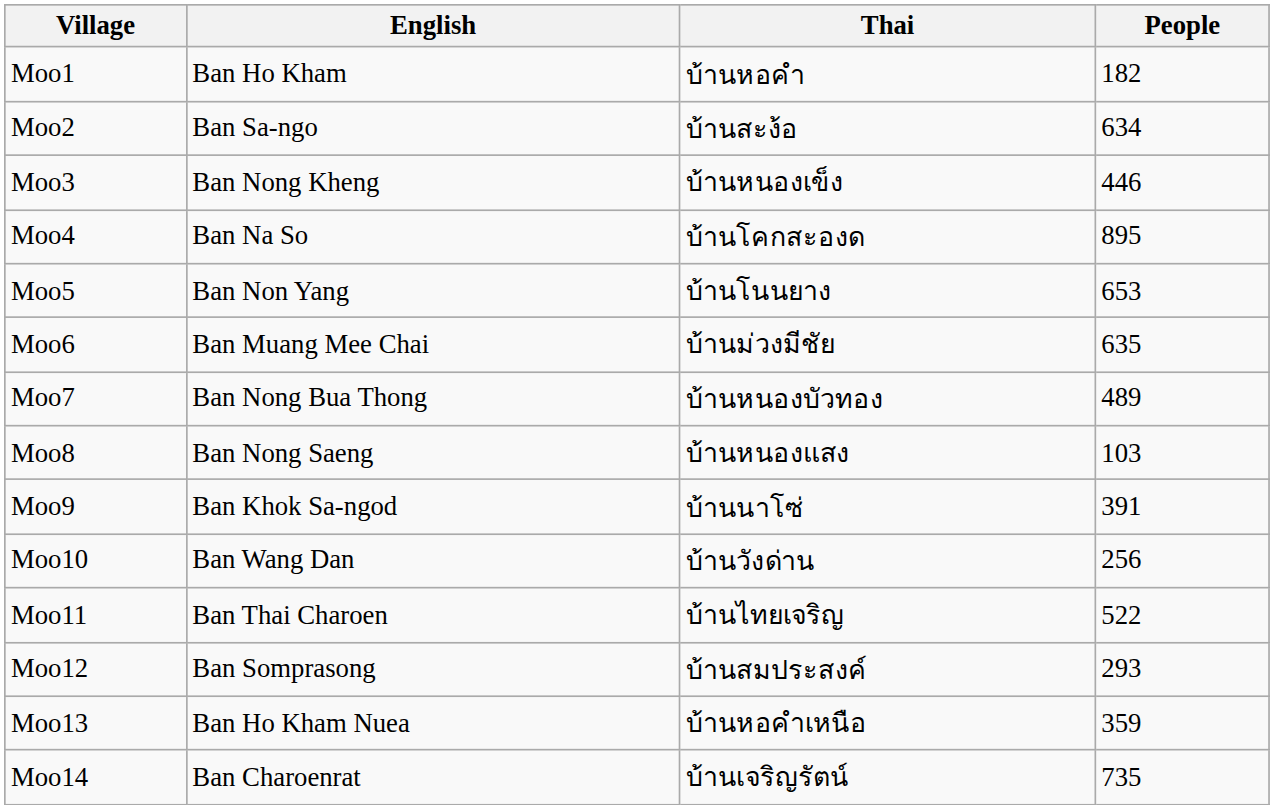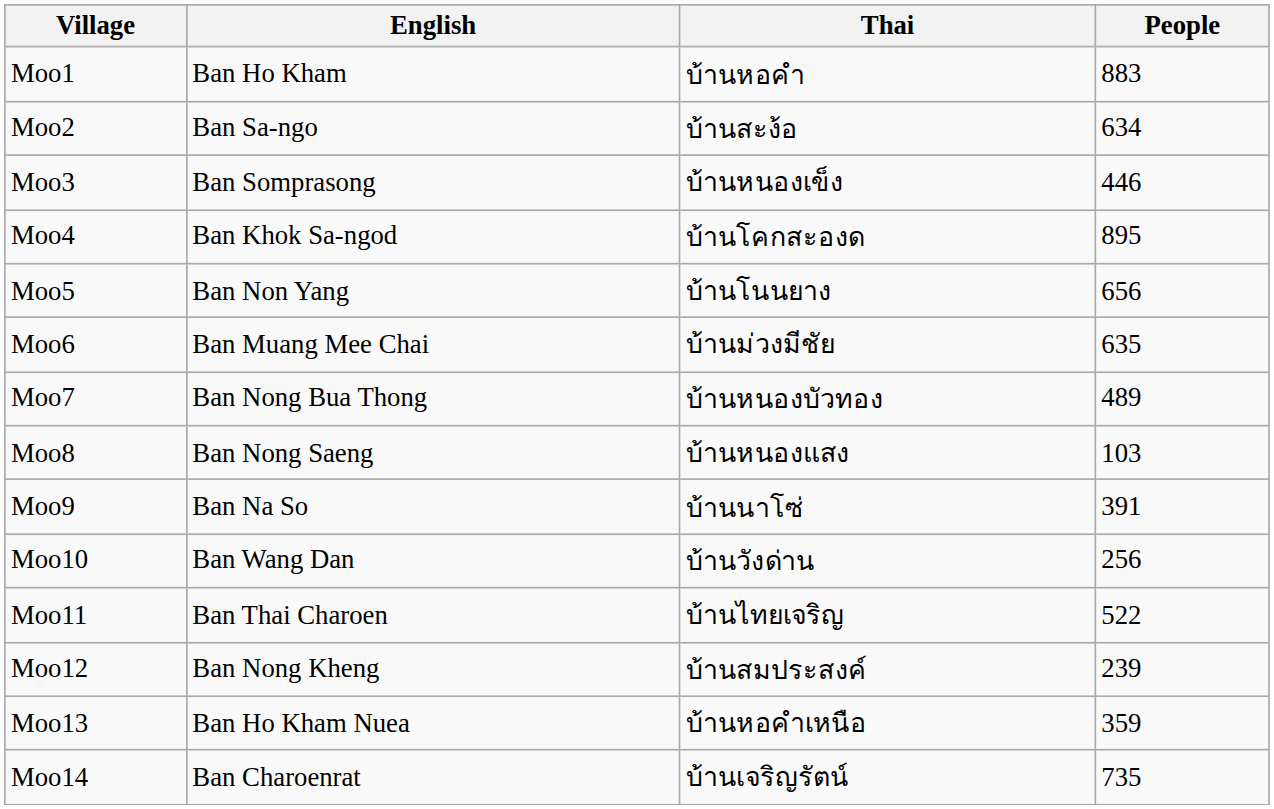(1121, 73) 182 -> (1121, 73) 883
(286, 182) Ban Nong Kheng -> (284, 182) Ban Somprasong
(250, 236) Ban Na So -> (295, 236) Ban Khok Sa-ngod
(1121, 290) 653 -> (1121, 290) 656
(295, 506) Ban Khok Sa-ngod -> (250, 506) Ban Na So
(284, 668) Ban Somprasong -> (286, 668) Ban Nong Kheng
(1121, 668) 293 -> (1121, 668) 239
